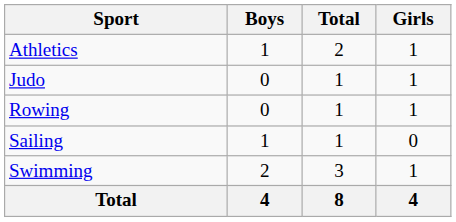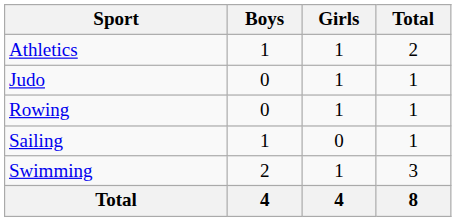columns swapped: (413, 19) <-> (339, 19)
